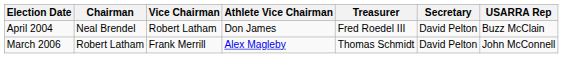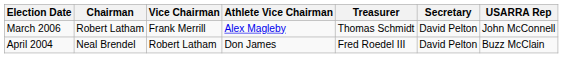rows swapped: (30, 28) <-> (34, 45)
